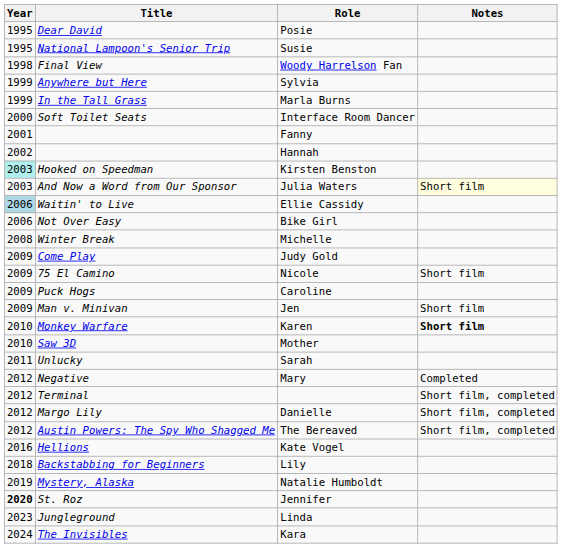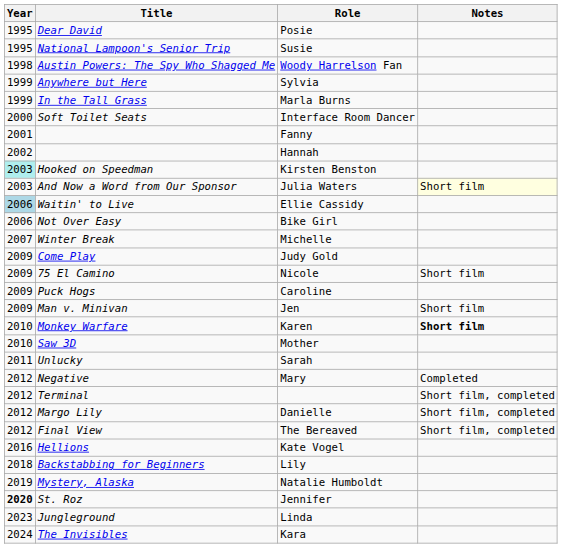(70, 65) Final View -> (156, 65) Austin Powers: The Spy Who Shagged Me
(20, 239) 2008 -> (20, 239) 2007
(156, 430) Austin Powers: The Spy Who Shagged Me -> (70, 430) Final View
